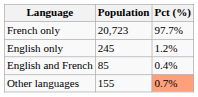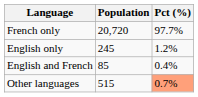(113, 30) 20,723 -> (113, 30) 20,720
(106, 83) 155 -> (106, 83) 515
